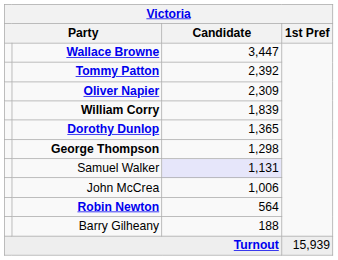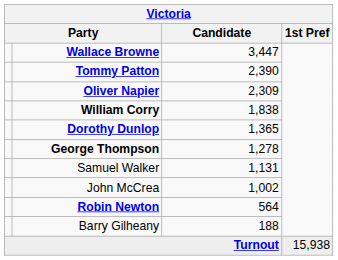(264, 71) 2,392 -> (264, 71) 2,390
(264, 110) 1,839 -> (264, 110) 1,838
(264, 149) 1,298 -> (264, 149) 1,278
(264, 168) lavender background -> (264, 168) no background
(264, 187) 1,006 -> (264, 187) 1,002
(311, 245) 15,939 -> (311, 245) 15,938
